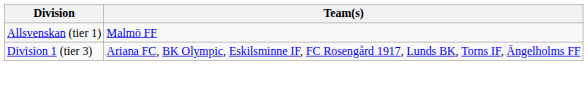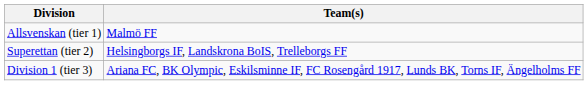+ row: (50, 51)
